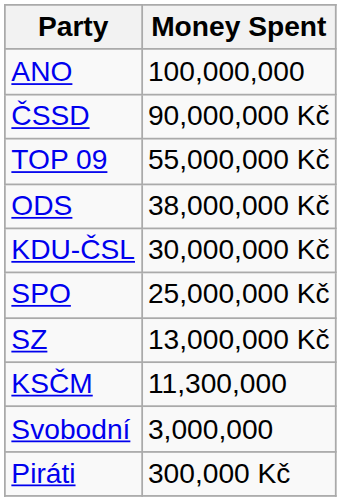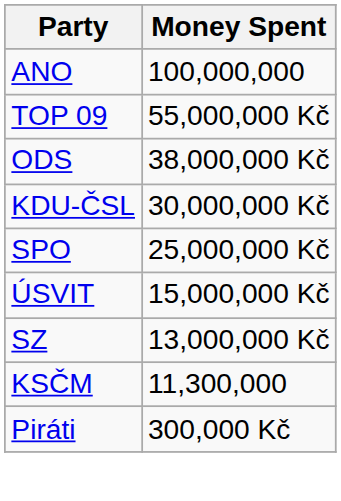- row: (50, 116)
+ row: (53, 294)
- row: (71, 428)
